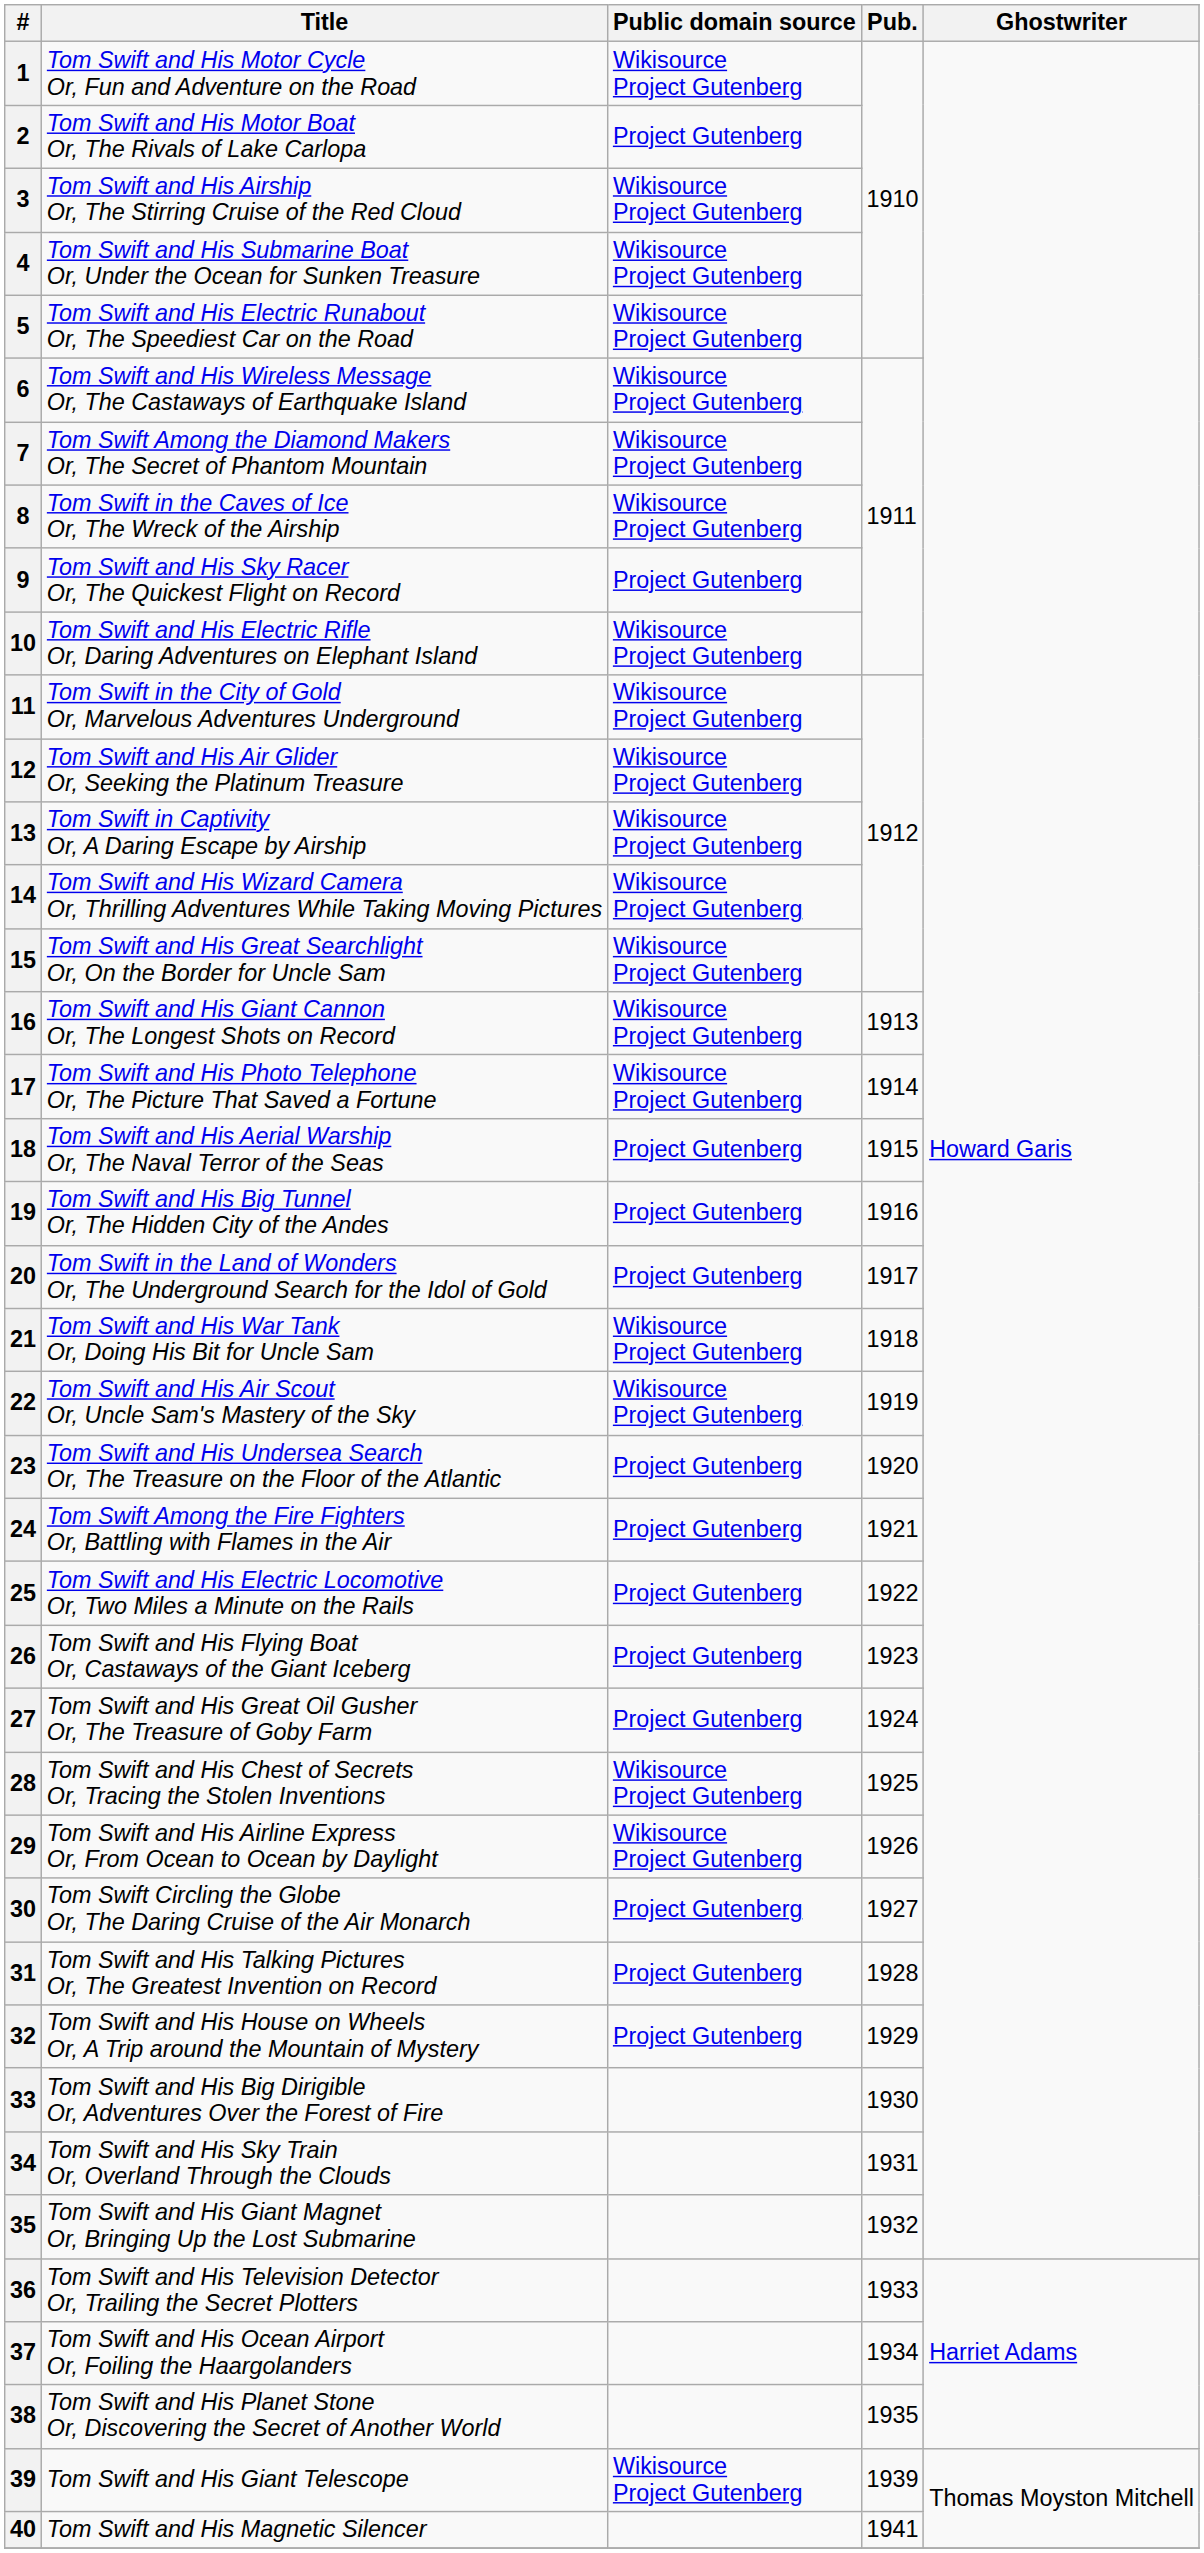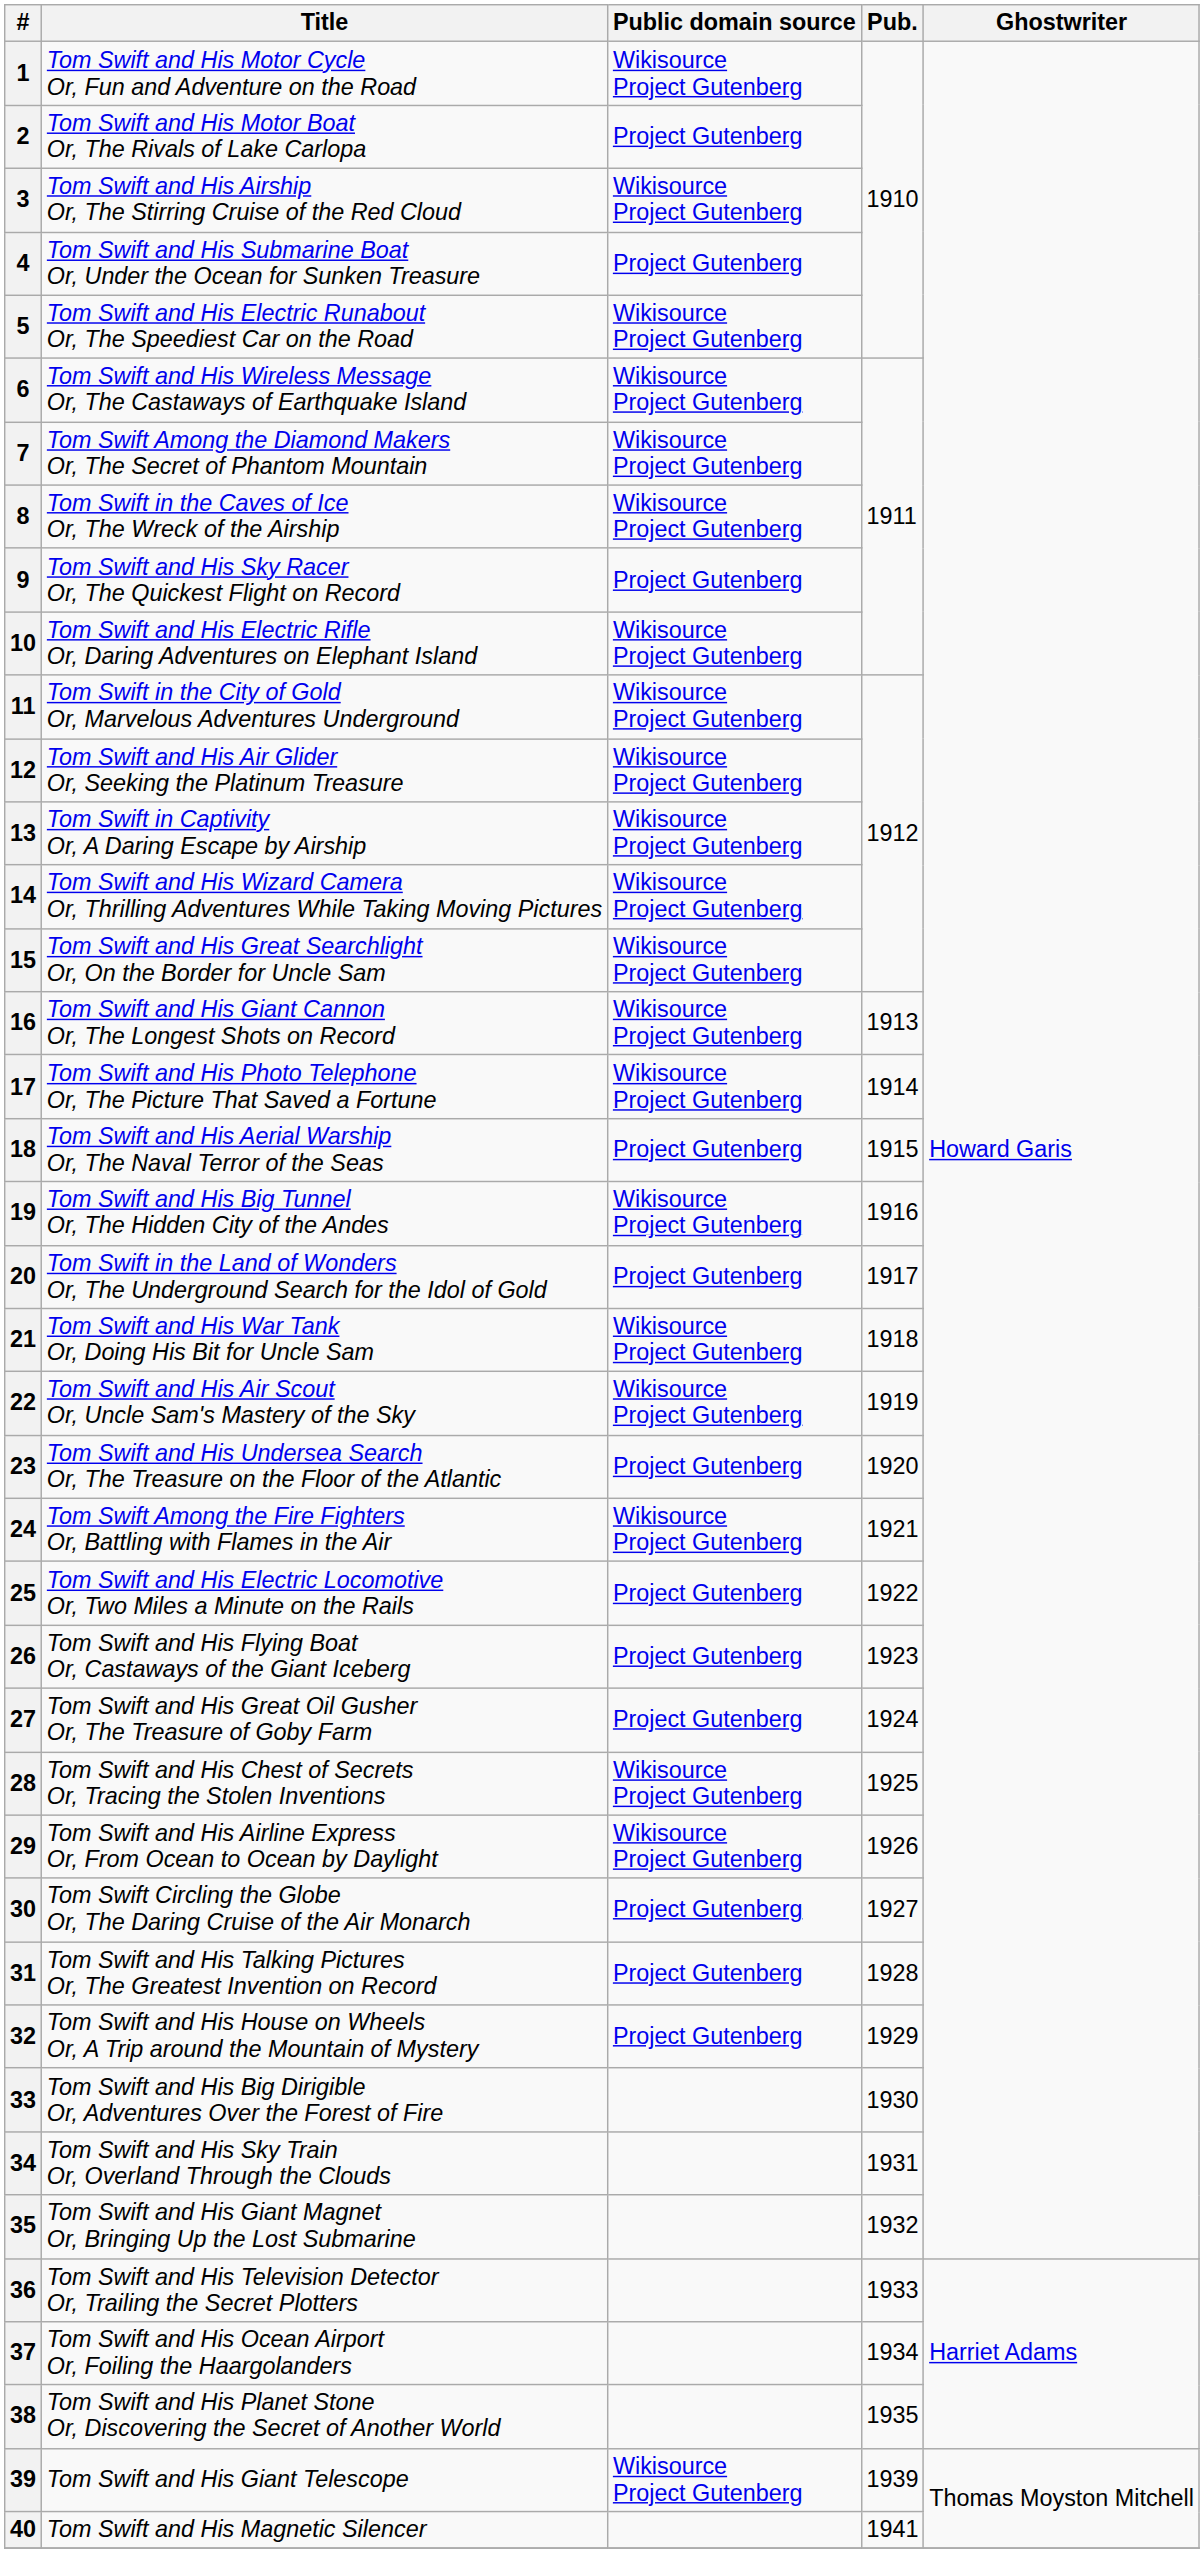(708, 263) Wikisource Project Gutenberg -> (708, 263) Project Gutenberg
(708, 1213) Project Gutenberg -> (708, 1213) Wikisource Project Gutenberg
(708, 1529) Project Gutenberg -> (708, 1529) Wikisource Project Gutenberg
